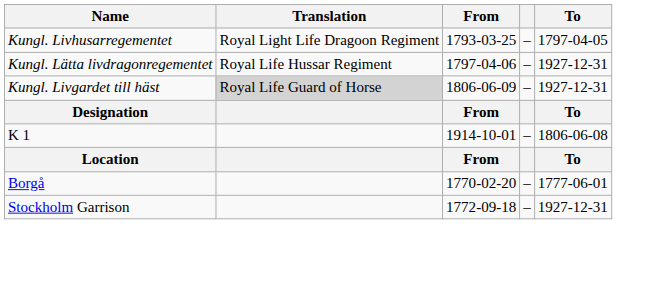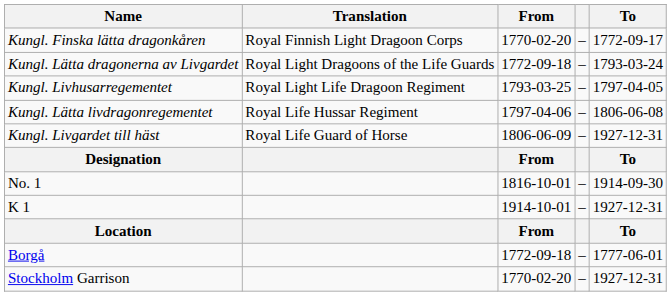+ row: (107, 40)
+ row: (123, 64)
(573, 64) 1927-12-31 -> (628, 111) 1806-06-08
(300, 87) lightgrey background -> (326, 135) no background
+ row: (25, 183)
(573, 135) 1806-06-08 -> (628, 207) 1927-12-31
(481, 183) 1770-02-20 -> (536, 254) 1772-09-18
(481, 207) 1772-09-18 -> (536, 278) 1770-02-20
